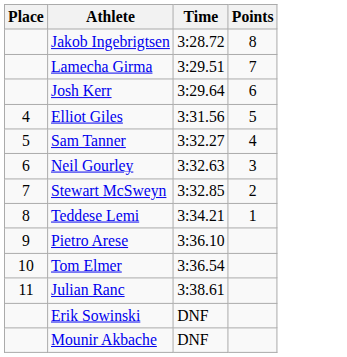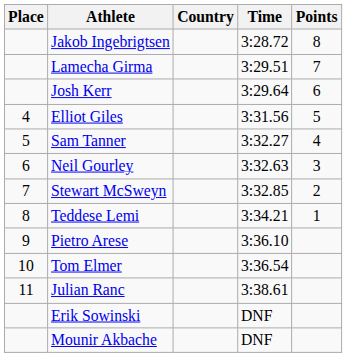+ column: (205, 16)
